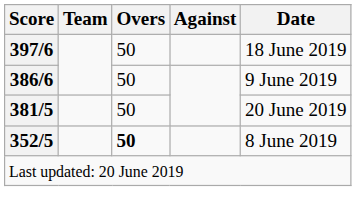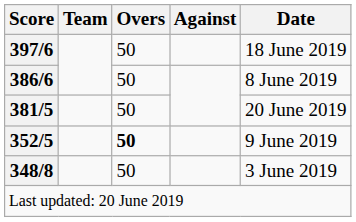(291, 79) 9 June 2019 -> (291, 79) 8 June 2019
(291, 140) 8 June 2019 -> (291, 140) 9 June 2019
+ row: (32, 170)
